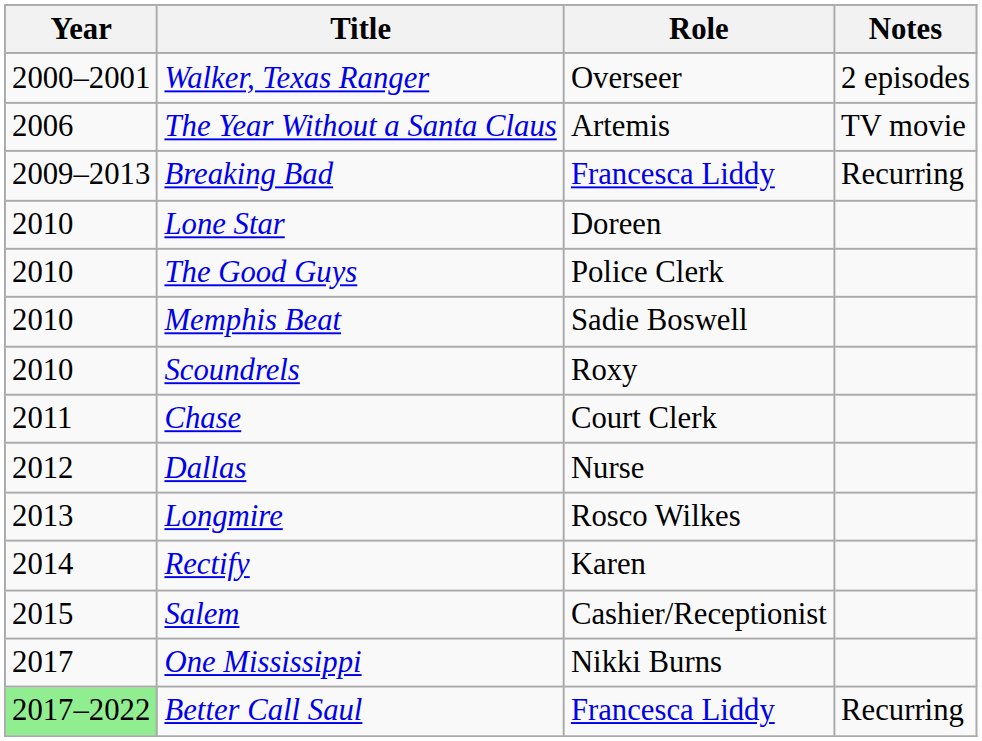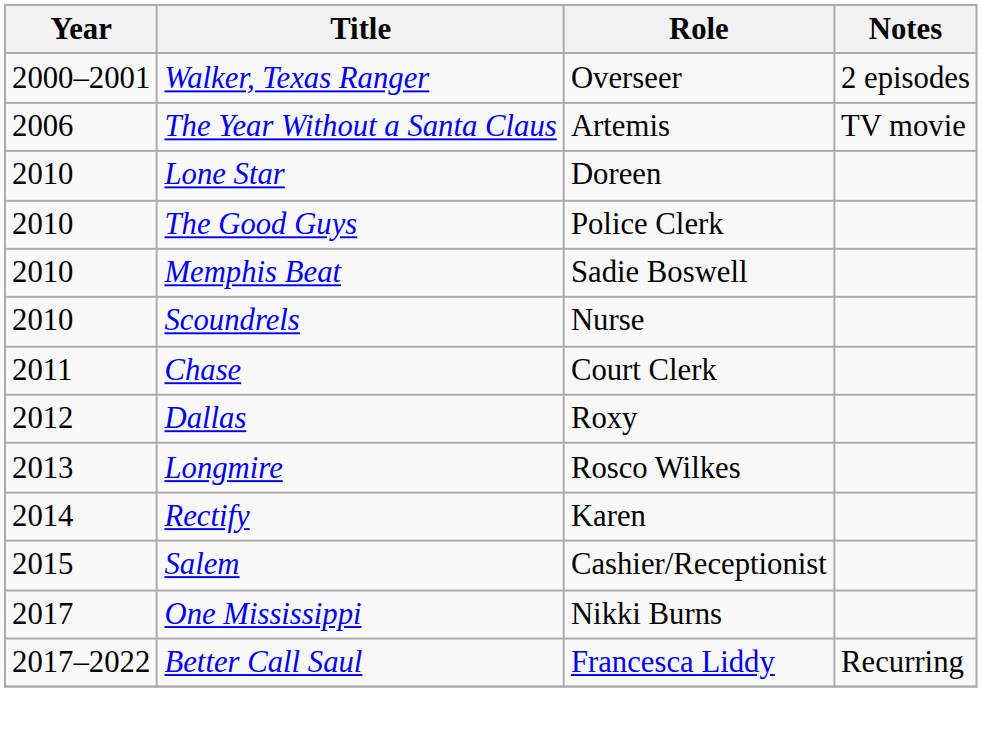- row: (249, 175)
(604, 369) Roxy -> (608, 321) Nurse
(608, 467) Nurse -> (604, 418) Roxy
(81, 710) lightgreen background -> (81, 662) no background
